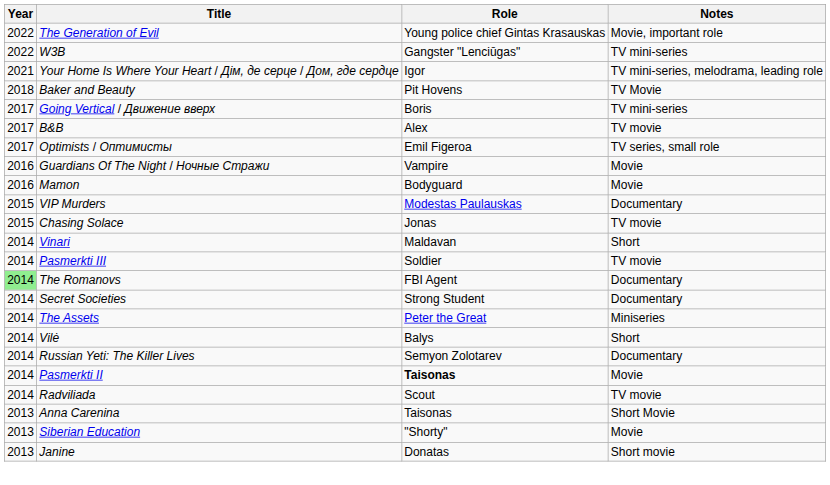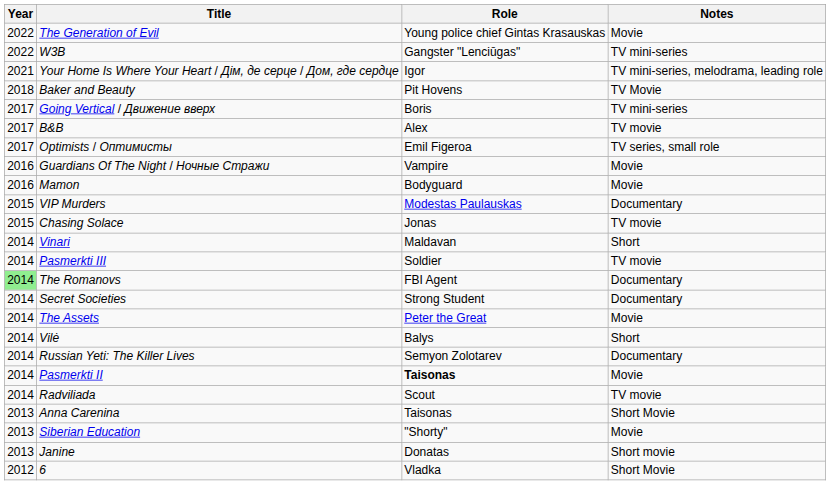(667, 33) Movie, important role -> (627, 33) Movie
(638, 318) Miniseries -> (627, 318) Movie
+ row: (43, 470)
